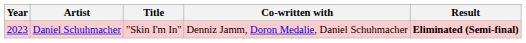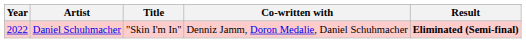(17, 29) 2023 -> (17, 29) 2022
